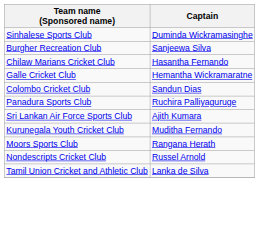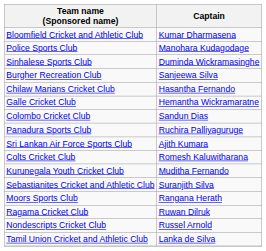+ row: (75, 35)
+ row: (42, 48)
+ row: (41, 158)
+ row: (80, 185)
+ row: (47, 212)
